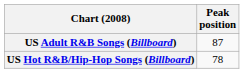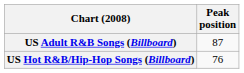(218, 59) 78 -> (218, 59) 76
